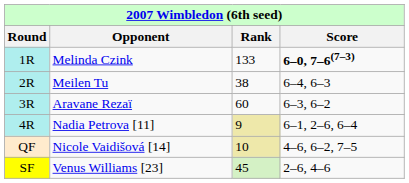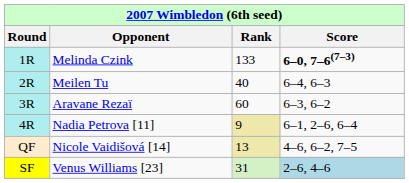(242, 82) 38 -> (242, 82) 40
(242, 146) 10 -> (242, 146) 13
(242, 167) 45 -> (242, 167) 31
(307, 167) no background -> (307, 167) lightblue background
